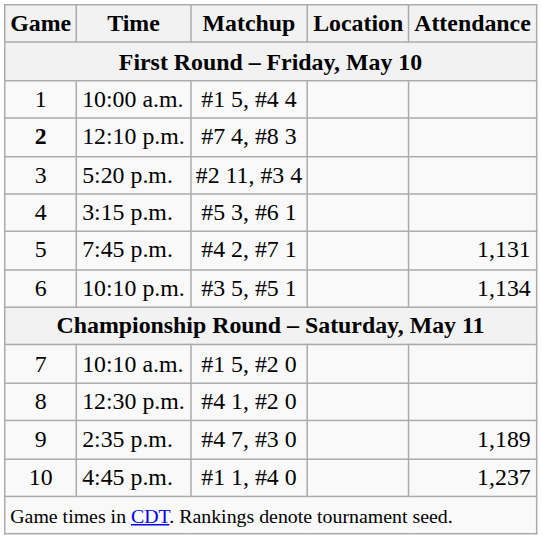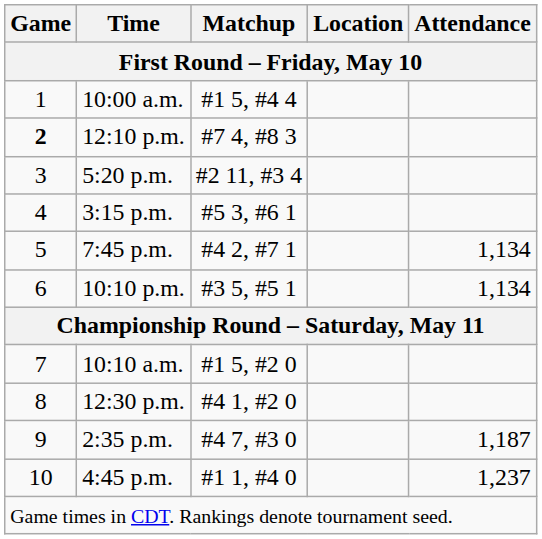(504, 250) 1,131 -> (504, 250) 1,134
(504, 439) 1,189 -> (504, 439) 1,187
